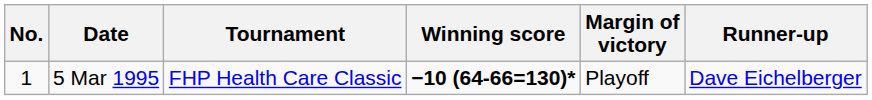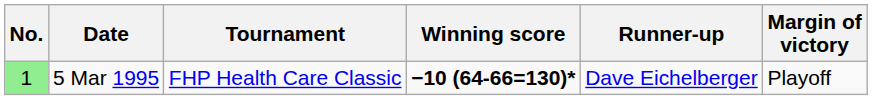columns swapped: (632, 33) <-> (776, 33)
(26, 78) no background -> (26, 78) lightgreen background
